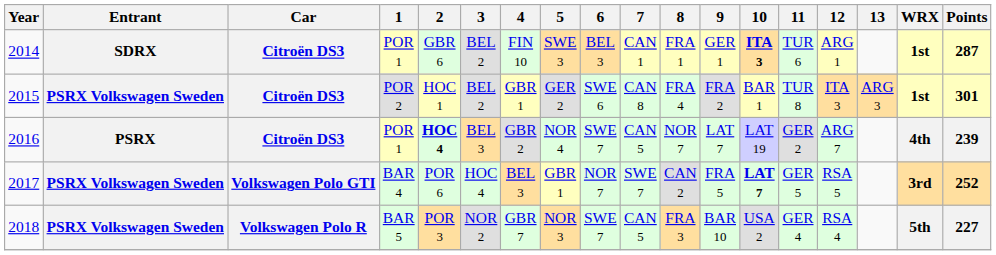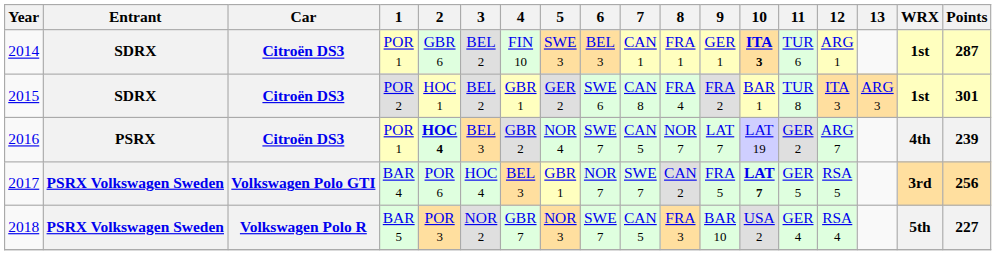(135, 95) PSRX Volkswagen Sweden -> (135, 95) SDRX
(967, 183) 252 -> (967, 183) 256
